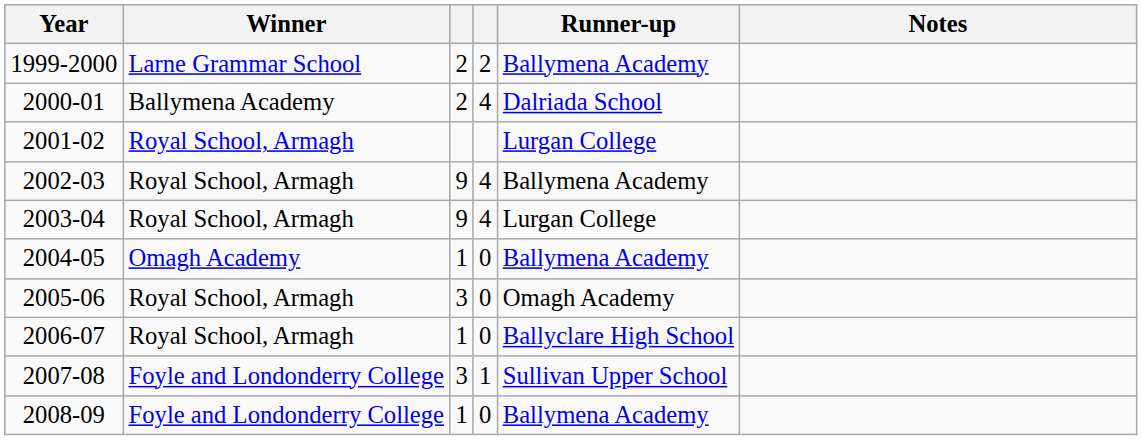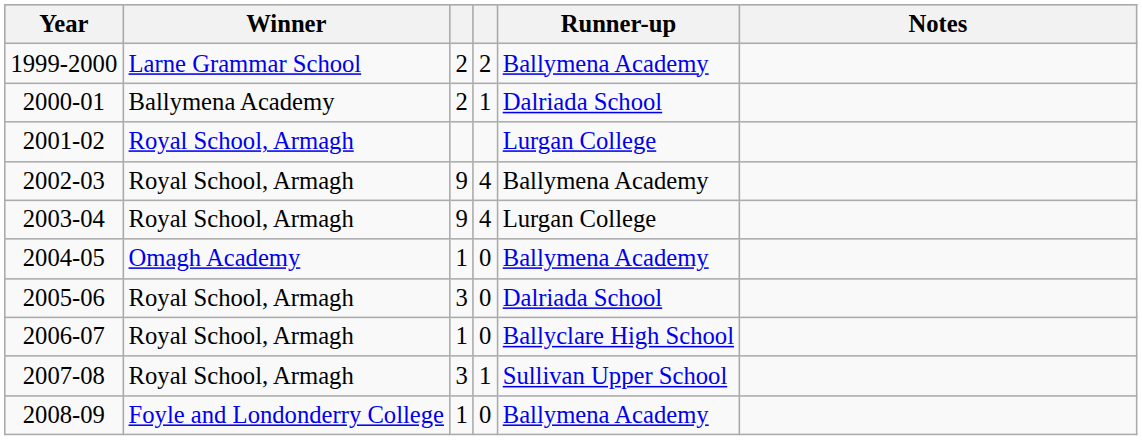(485, 102) 4 -> (485, 102) 1
(589, 297) Omagh Academy -> (582, 297) Dalriada School
(286, 375) Foyle and Londonderry College -> (241, 375) Royal School, Armagh
